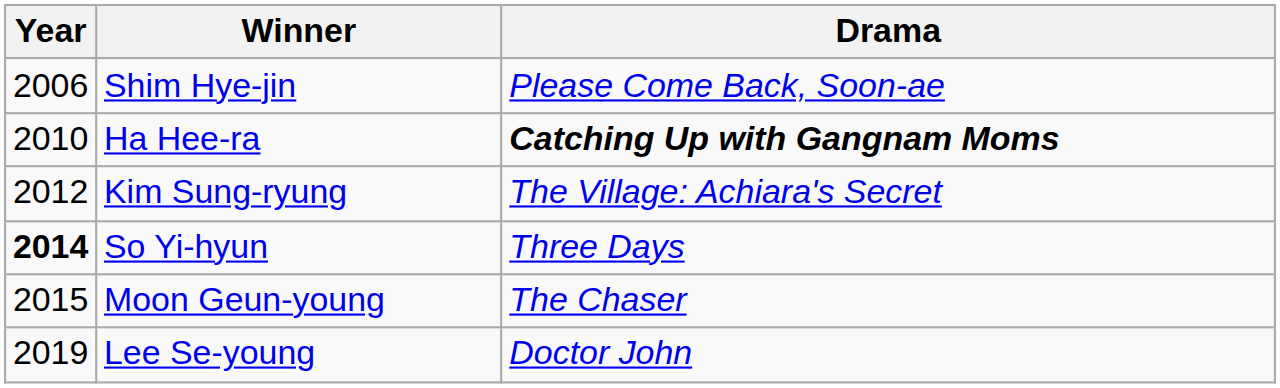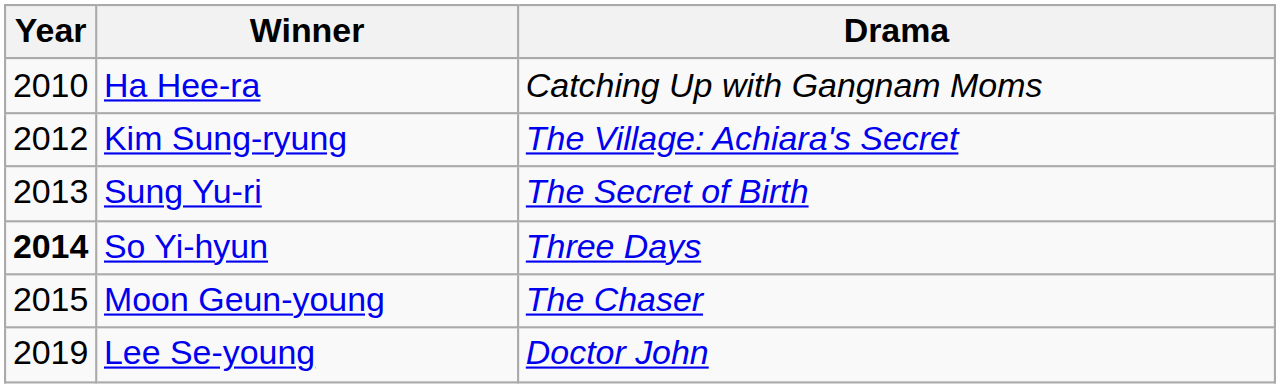- row: (200, 85)
(784, 138) bold -> (784, 85) normal
+ row: (183, 192)
